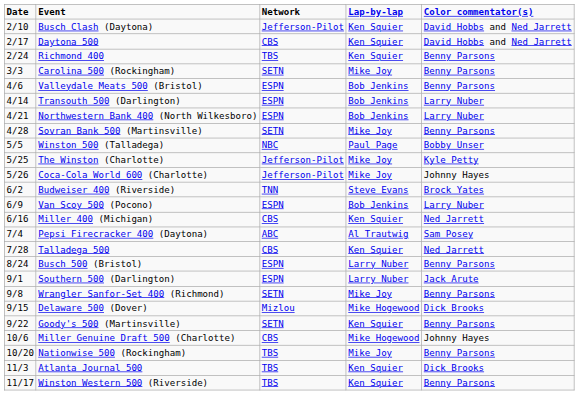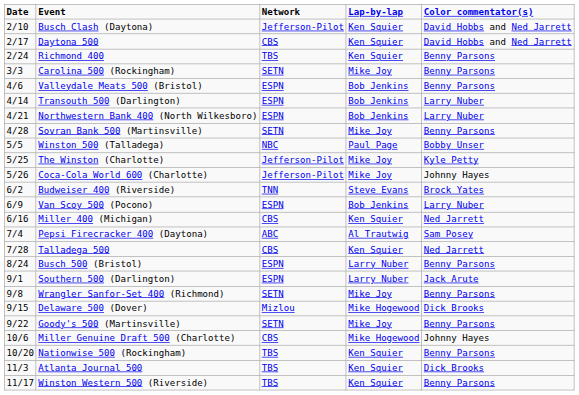(376, 323) Ken Squier -> (370, 323) Mike Joy
(370, 353) Mike Joy -> (376, 353) Ken Squier
